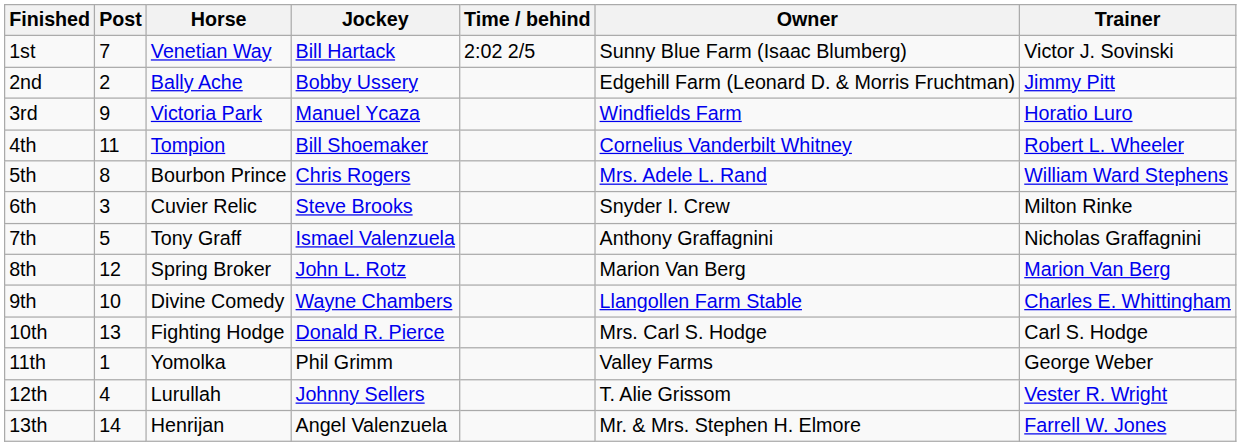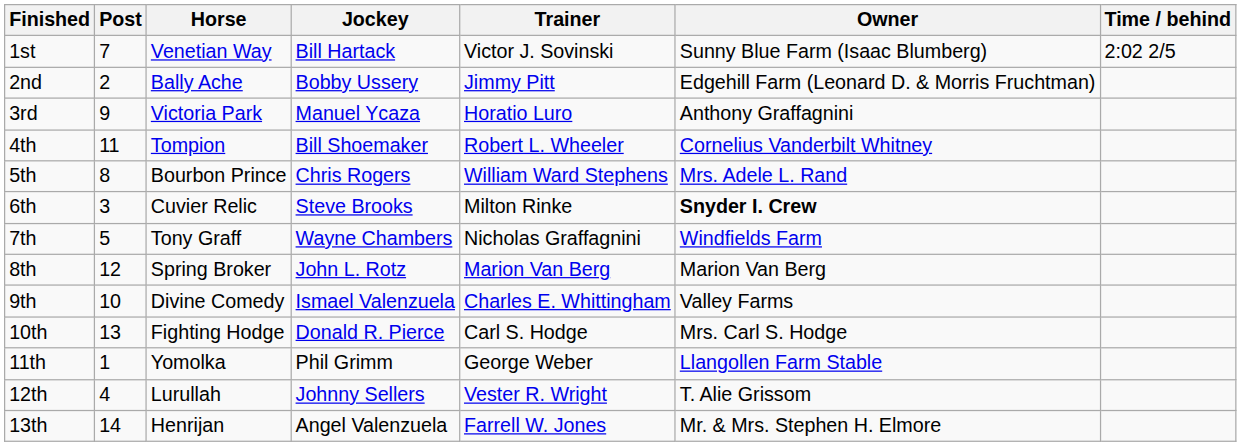columns swapped: (1128, 20) <-> (527, 20)
(671, 113) Windfields Farm -> (767, 113) Anthony Graffagnini
(665, 207) normal -> (748, 207) bold
(375, 238) Ismael Valenzuela -> (374, 238) Wayne Chambers
(686, 238) Anthony Graffagnini -> (751, 238) Windfields Farm
(374, 301) Wayne Chambers -> (375, 301) Ismael Valenzuela
(701, 301) Llangollen Farm Stable -> (736, 301) Valley Farms
(656, 363) Valley Farms -> (781, 363) Llangollen Farm Stable
